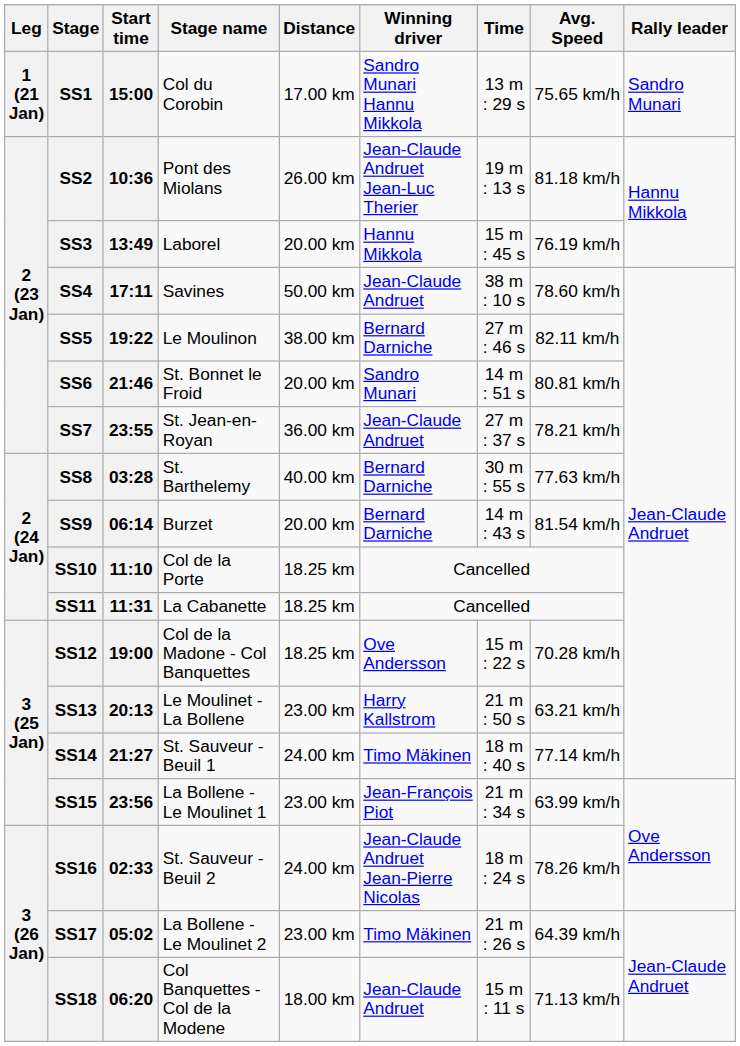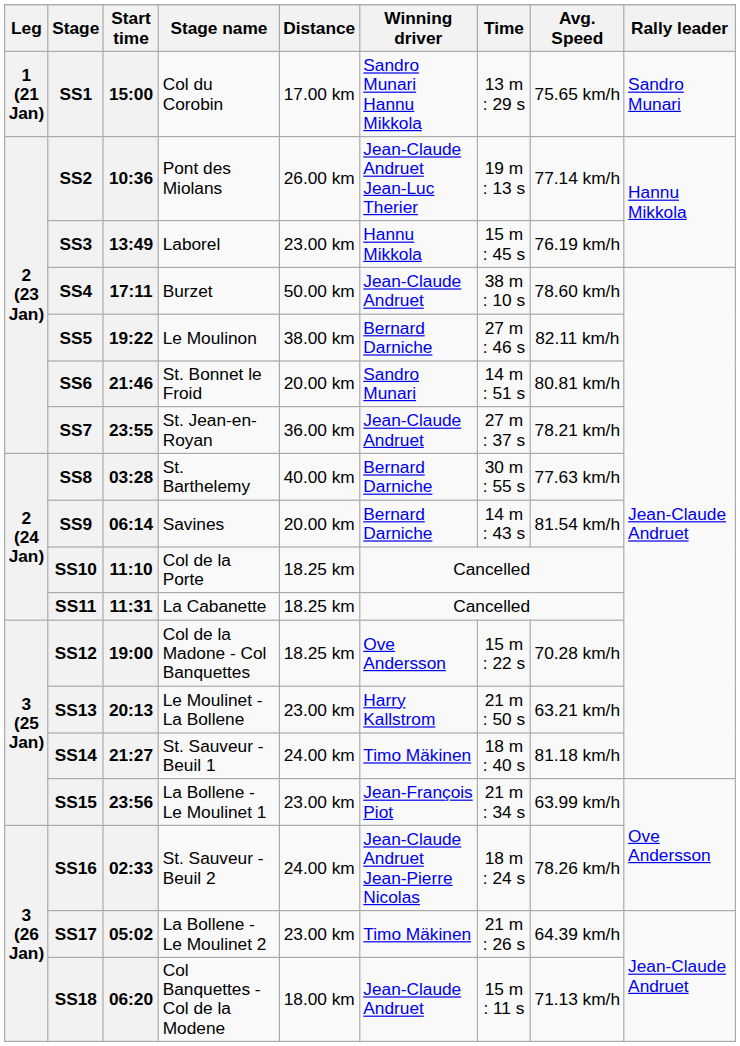(577, 179) 81.18 km/h -> (577, 179) 77.14 km/h
(319, 245) 20.00 km -> (319, 245) 23.00 km
(193, 291) Savines -> (188, 291) Burzet
(188, 524) Burzet -> (193, 524) Savines
(577, 756) 77.14 km/h -> (577, 756) 81.18 km/h
